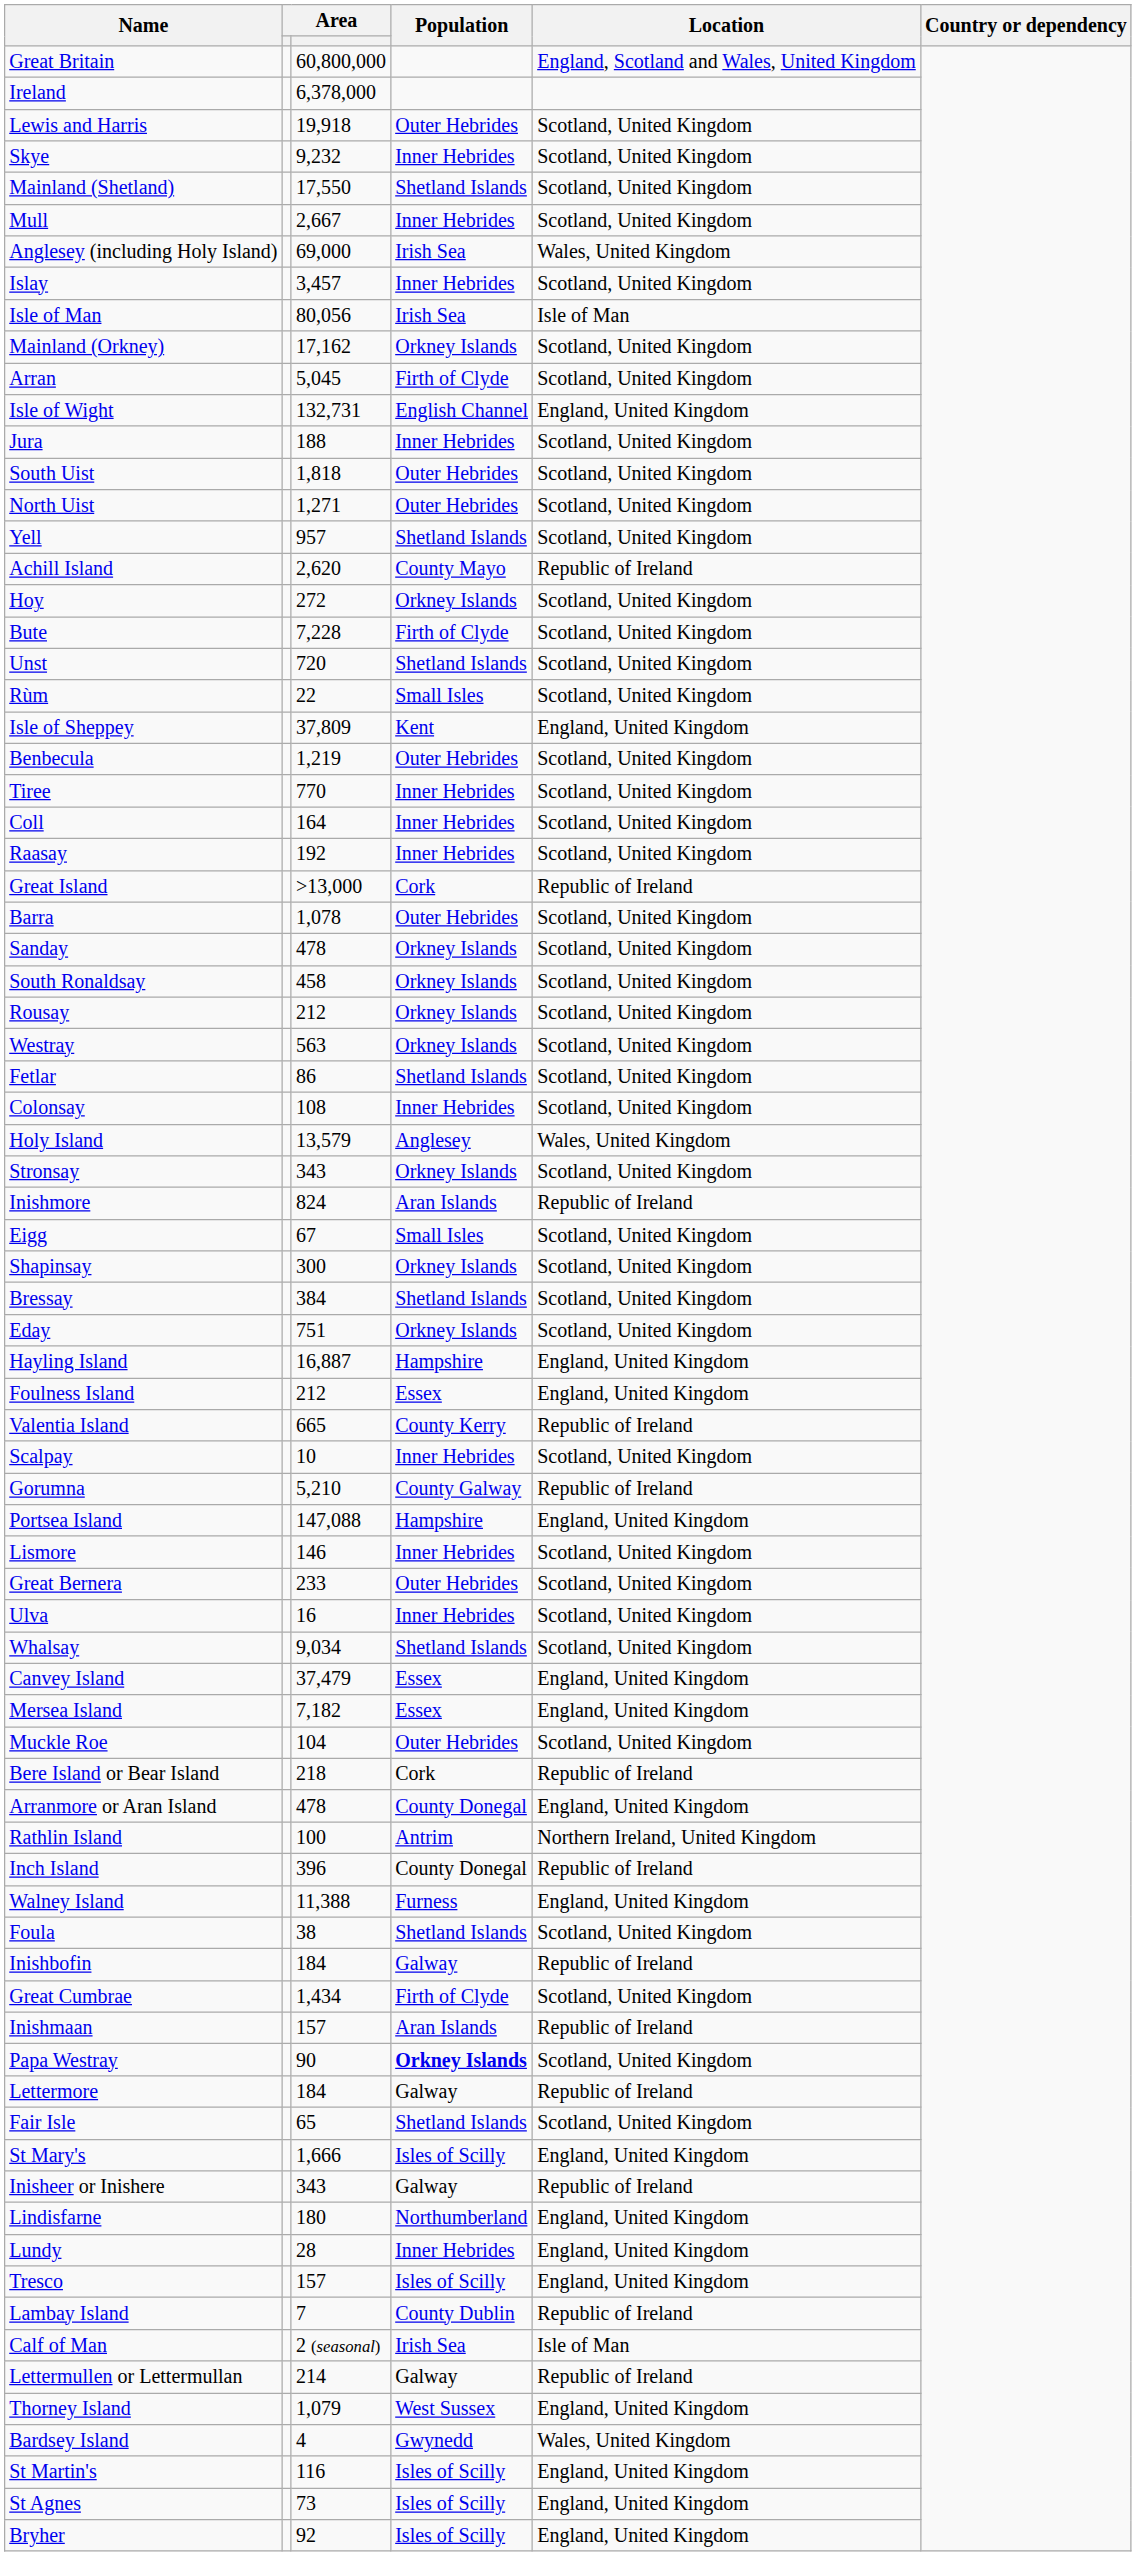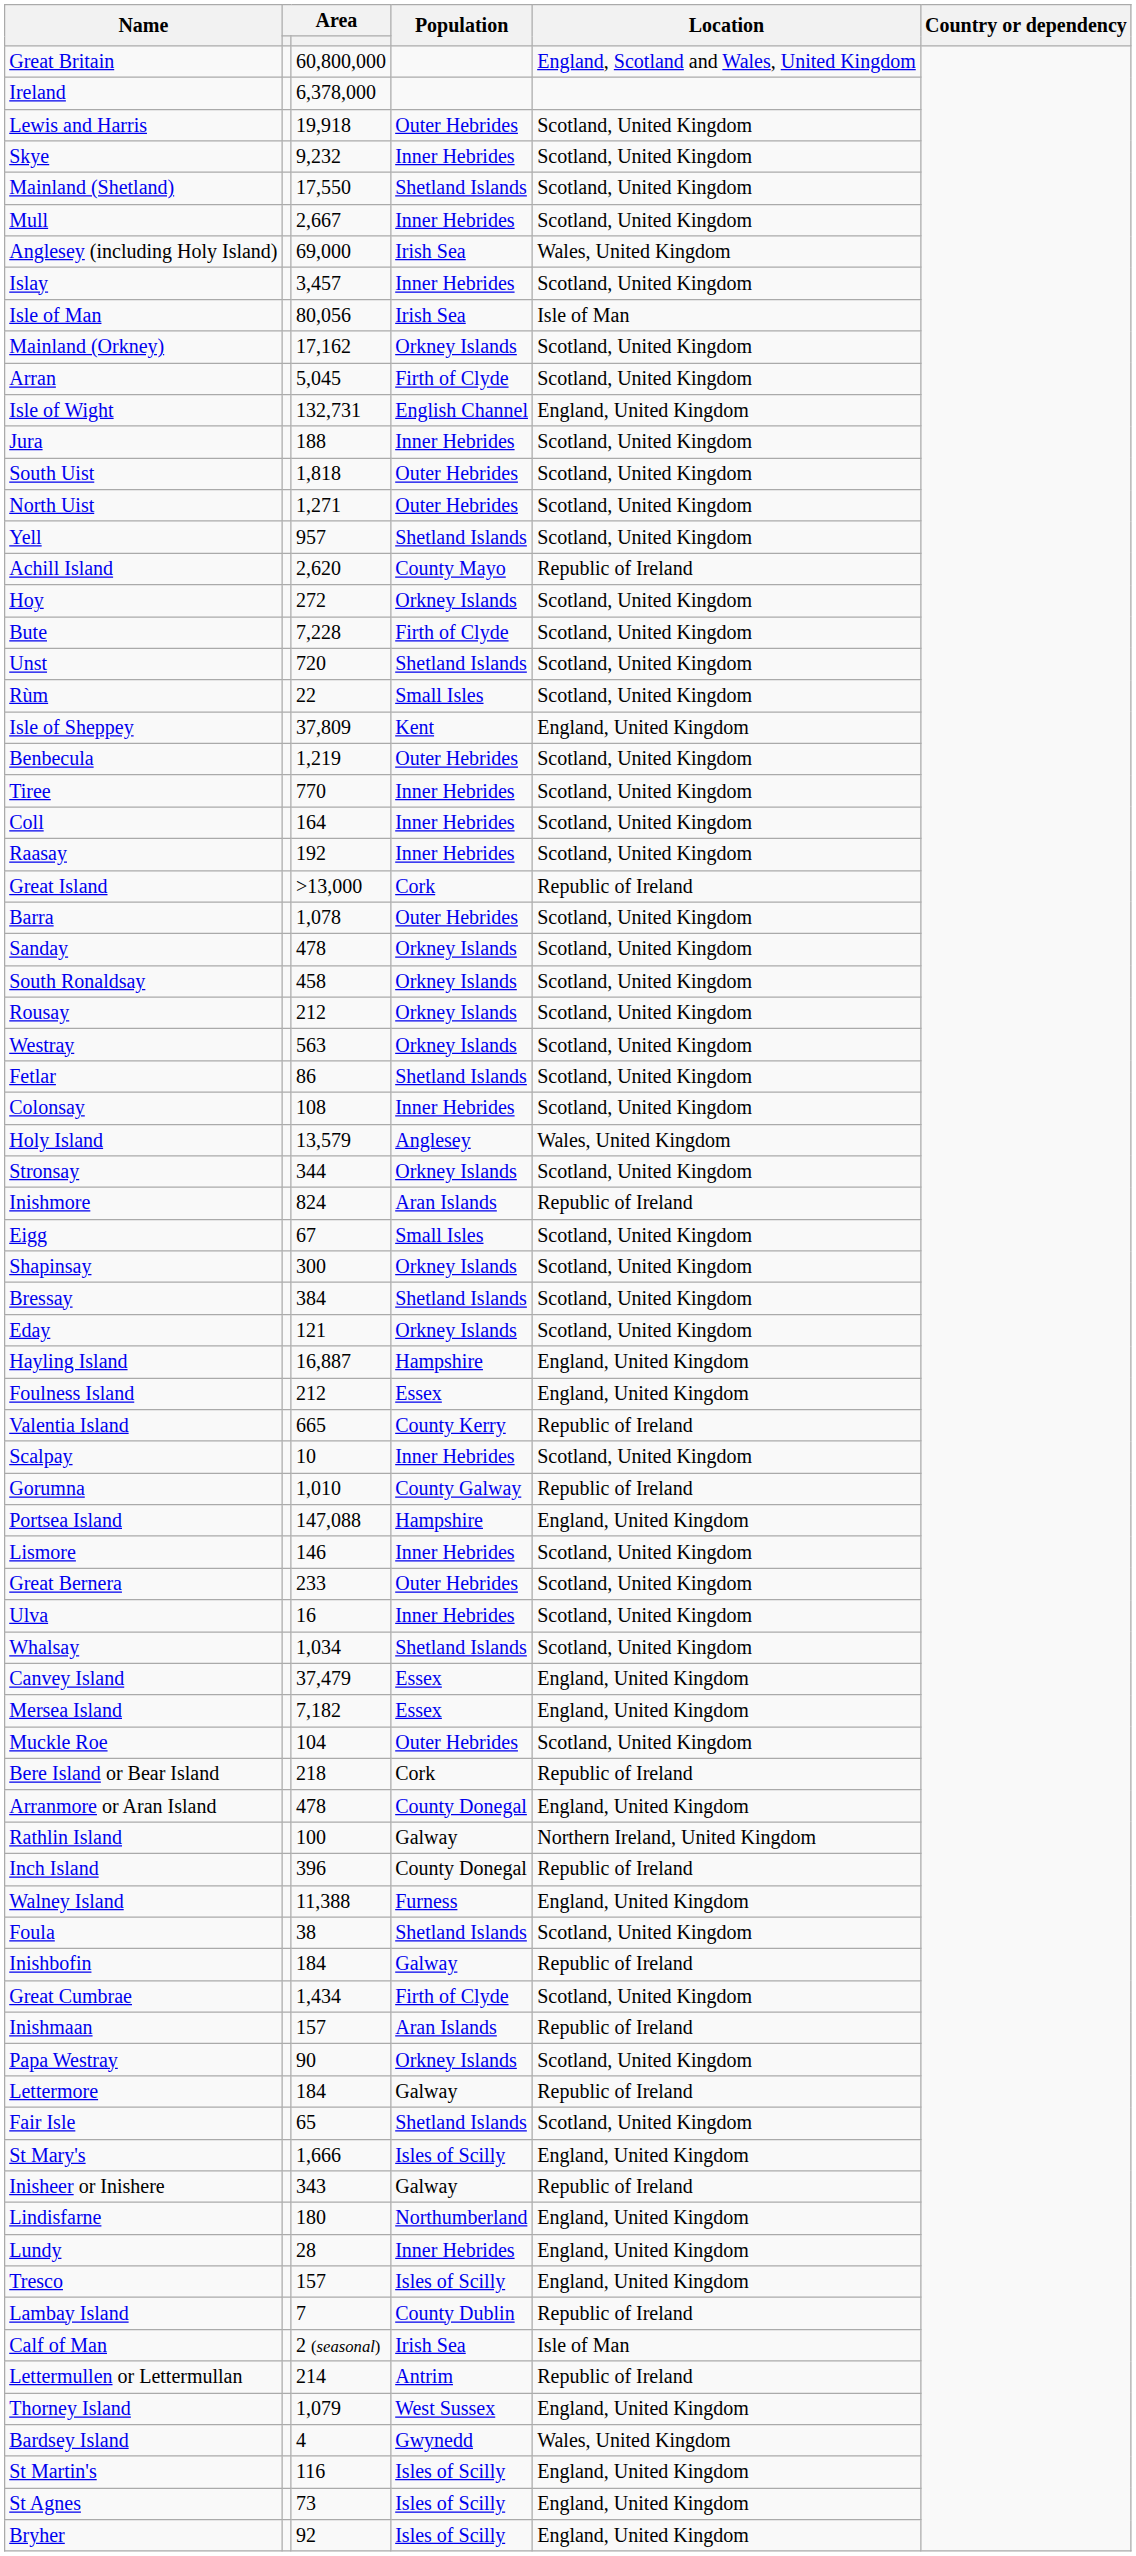(311, 1171) 343 -> (311, 1171) 344
(311, 1330) 751 -> (311, 1330) 121
(318, 1488) 5,210 -> (318, 1488) 1,010
(318, 1647) 9,034 -> (318, 1647) 1,034
(424, 1837) Antrim -> (426, 1837) Galway
(461, 2059) bold -> (456, 2059) normal
(426, 2376) Galway -> (424, 2376) Antrim
